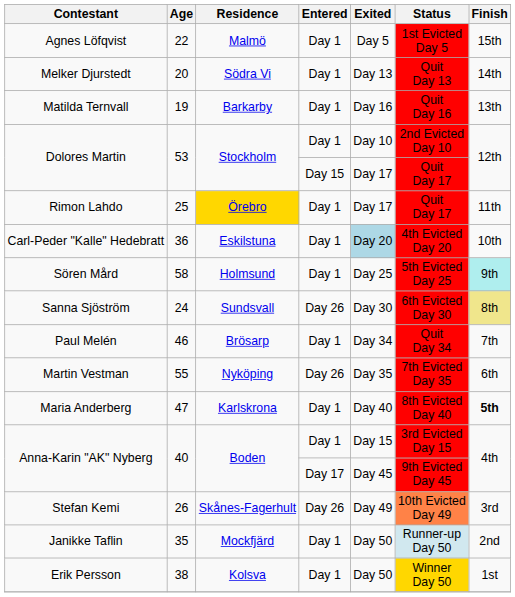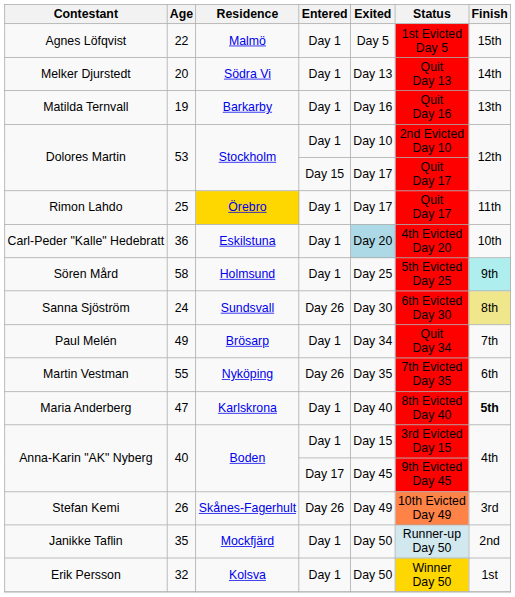(181, 341) 46 -> (181, 341) 49
(181, 575) 38 -> (181, 575) 32
